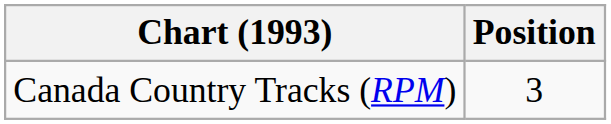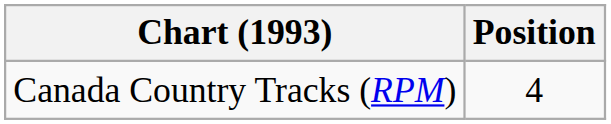(534, 89) 3 -> (534, 89) 4
